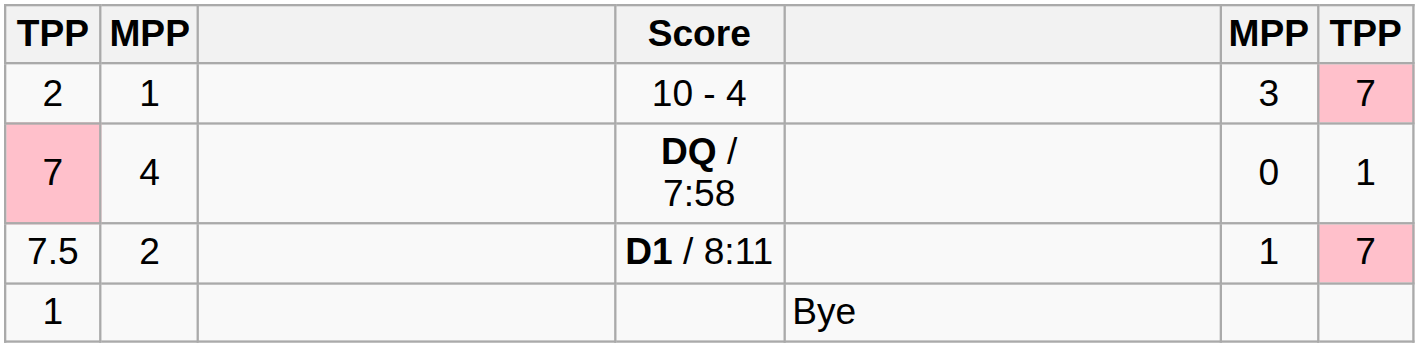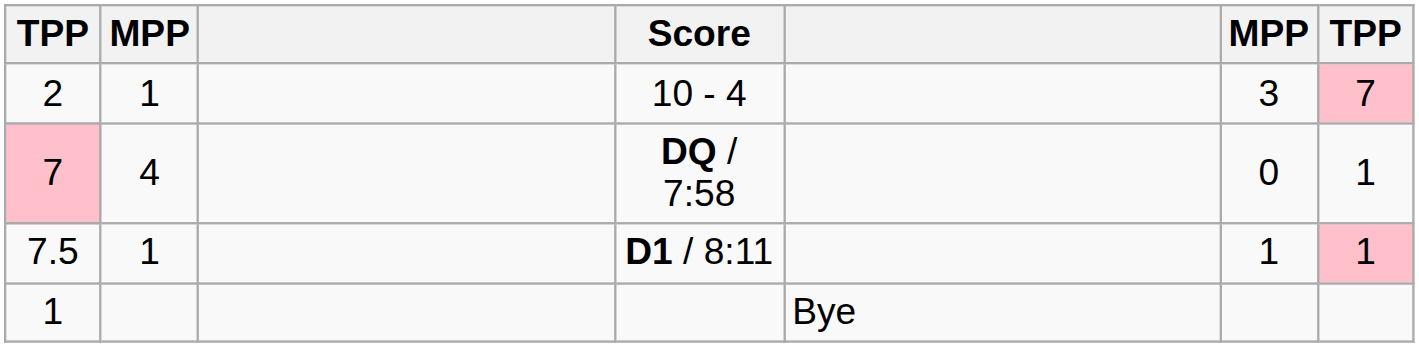(150, 252) 2 -> (150, 252) 1
(1366, 252) 7 -> (1366, 252) 1
